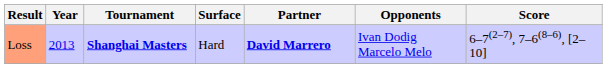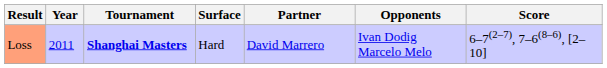(62, 44) 2013 -> (61, 44) 2011
(289, 44) bold -> (285, 44) normal
